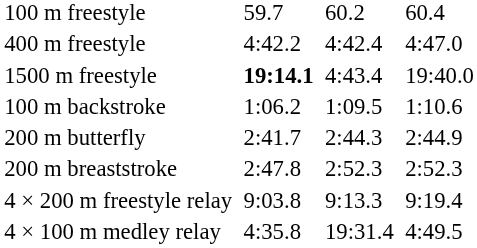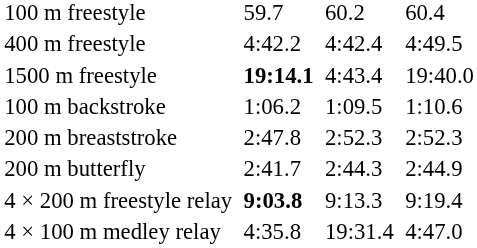(434, 44) 4:47.0 -> (434, 44) 4:49.5
rows swapped: (91, 169) <-> (75, 137)
(272, 200) normal -> (273, 200) bold
(434, 231) 4:49.5 -> (434, 231) 4:47.0
